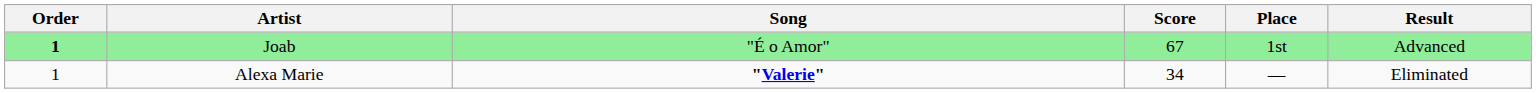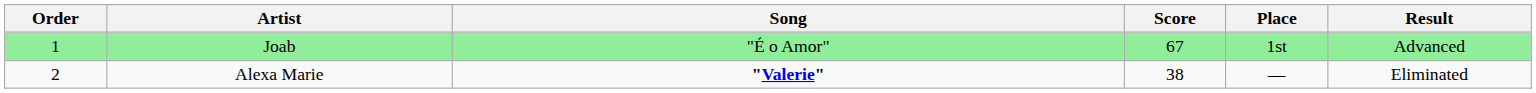(55, 46) bold -> (55, 46) normal
(55, 74) 1 -> (55, 74) 2
(1175, 74) 34 -> (1175, 74) 38
